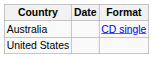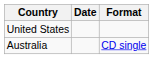rows swapped: (38, 45) <-> (27, 29)
